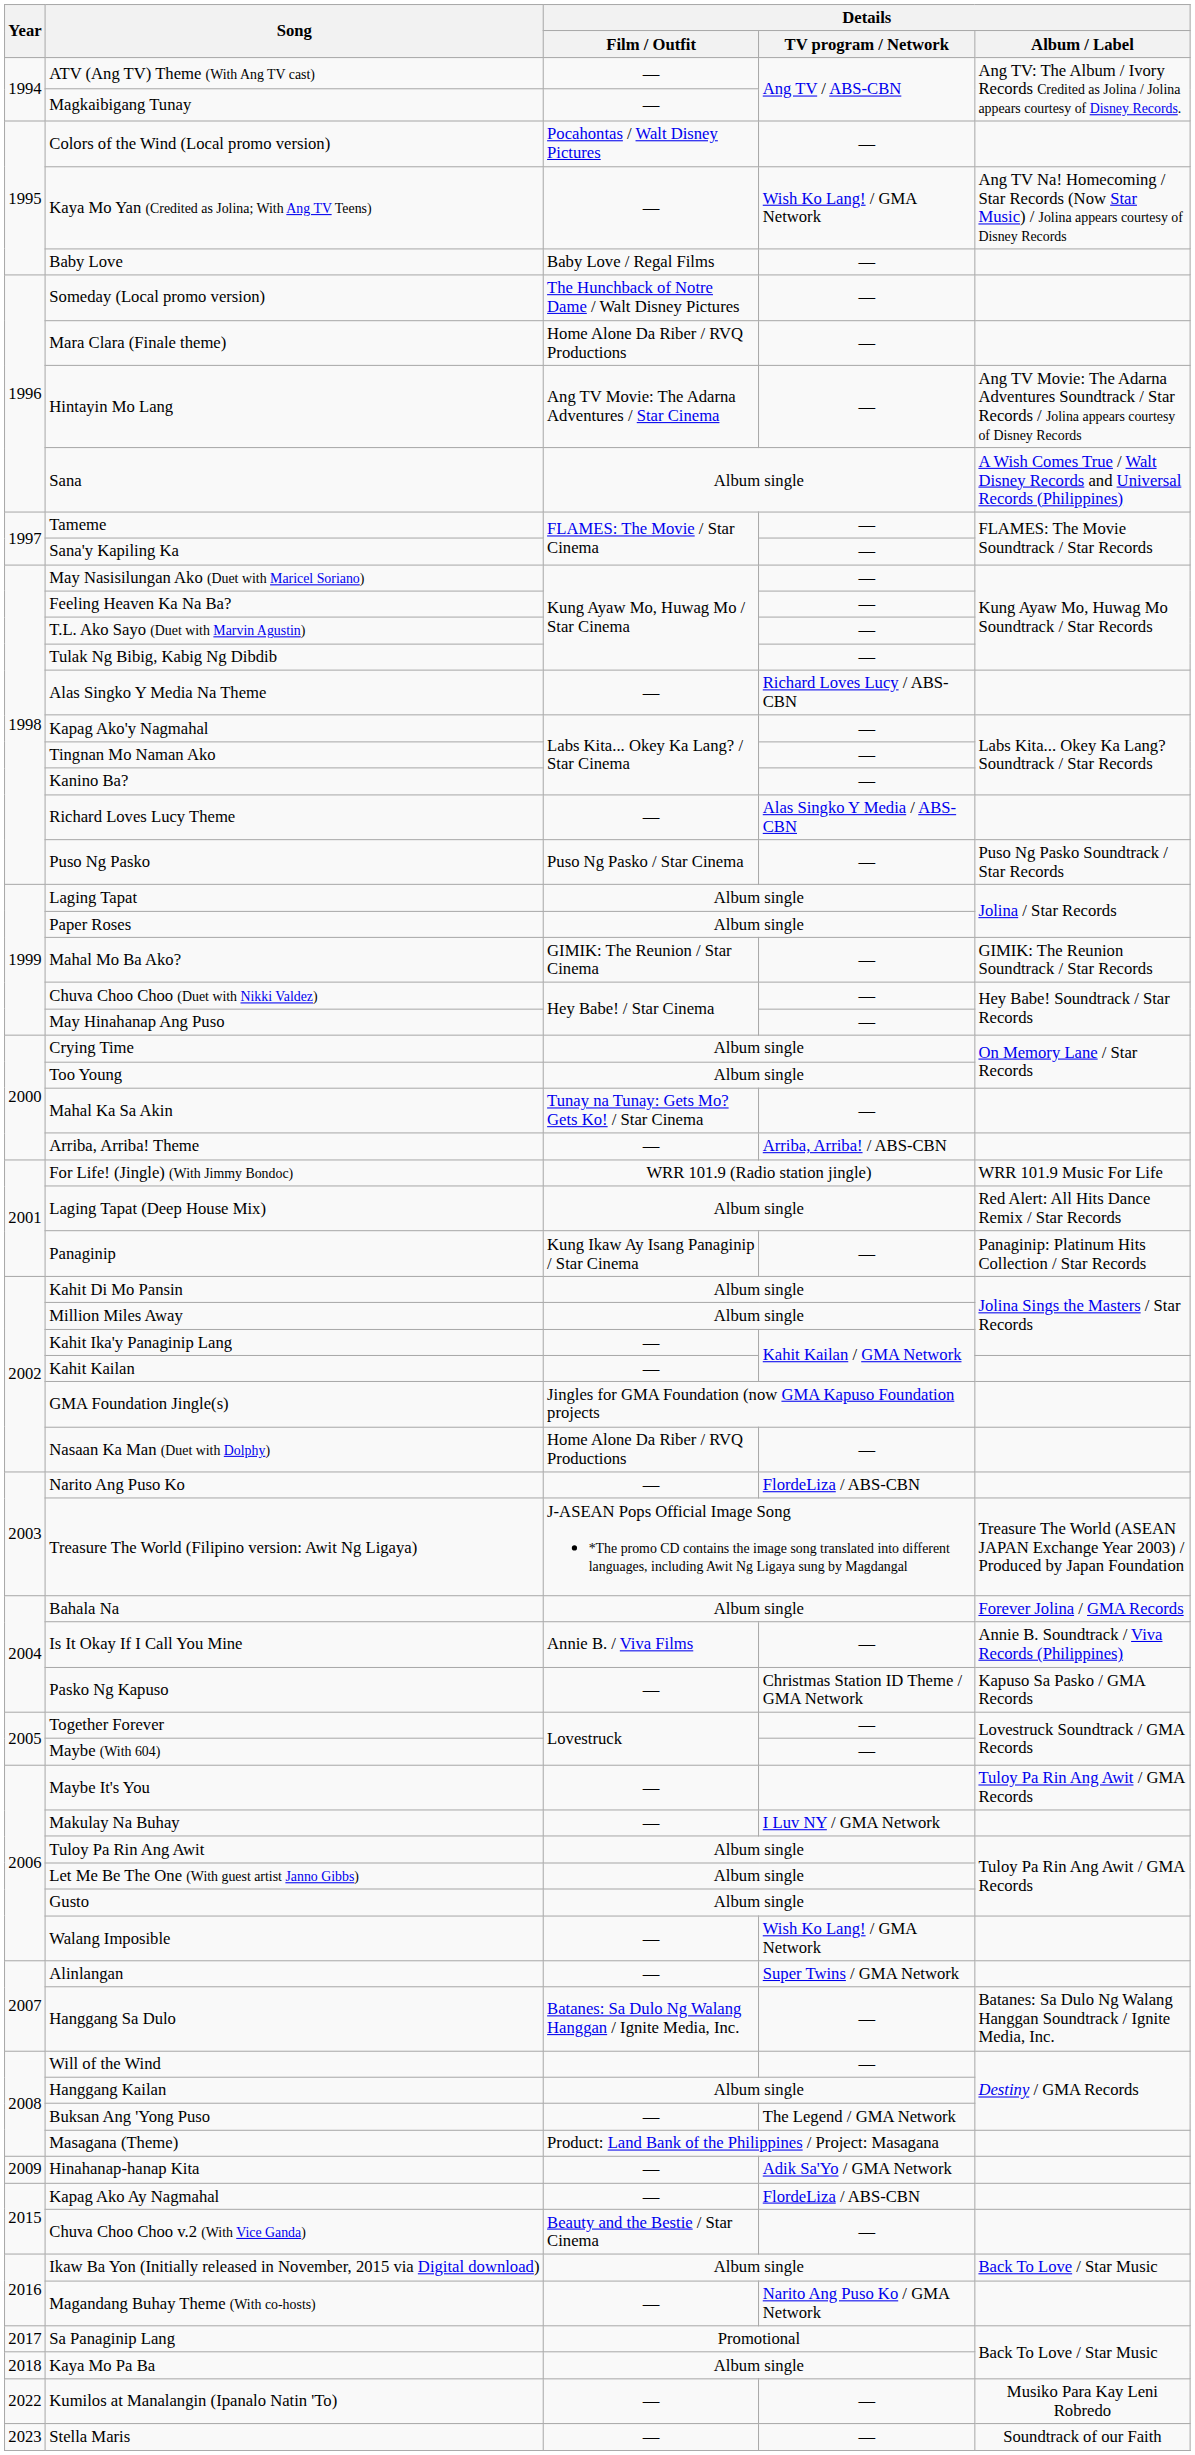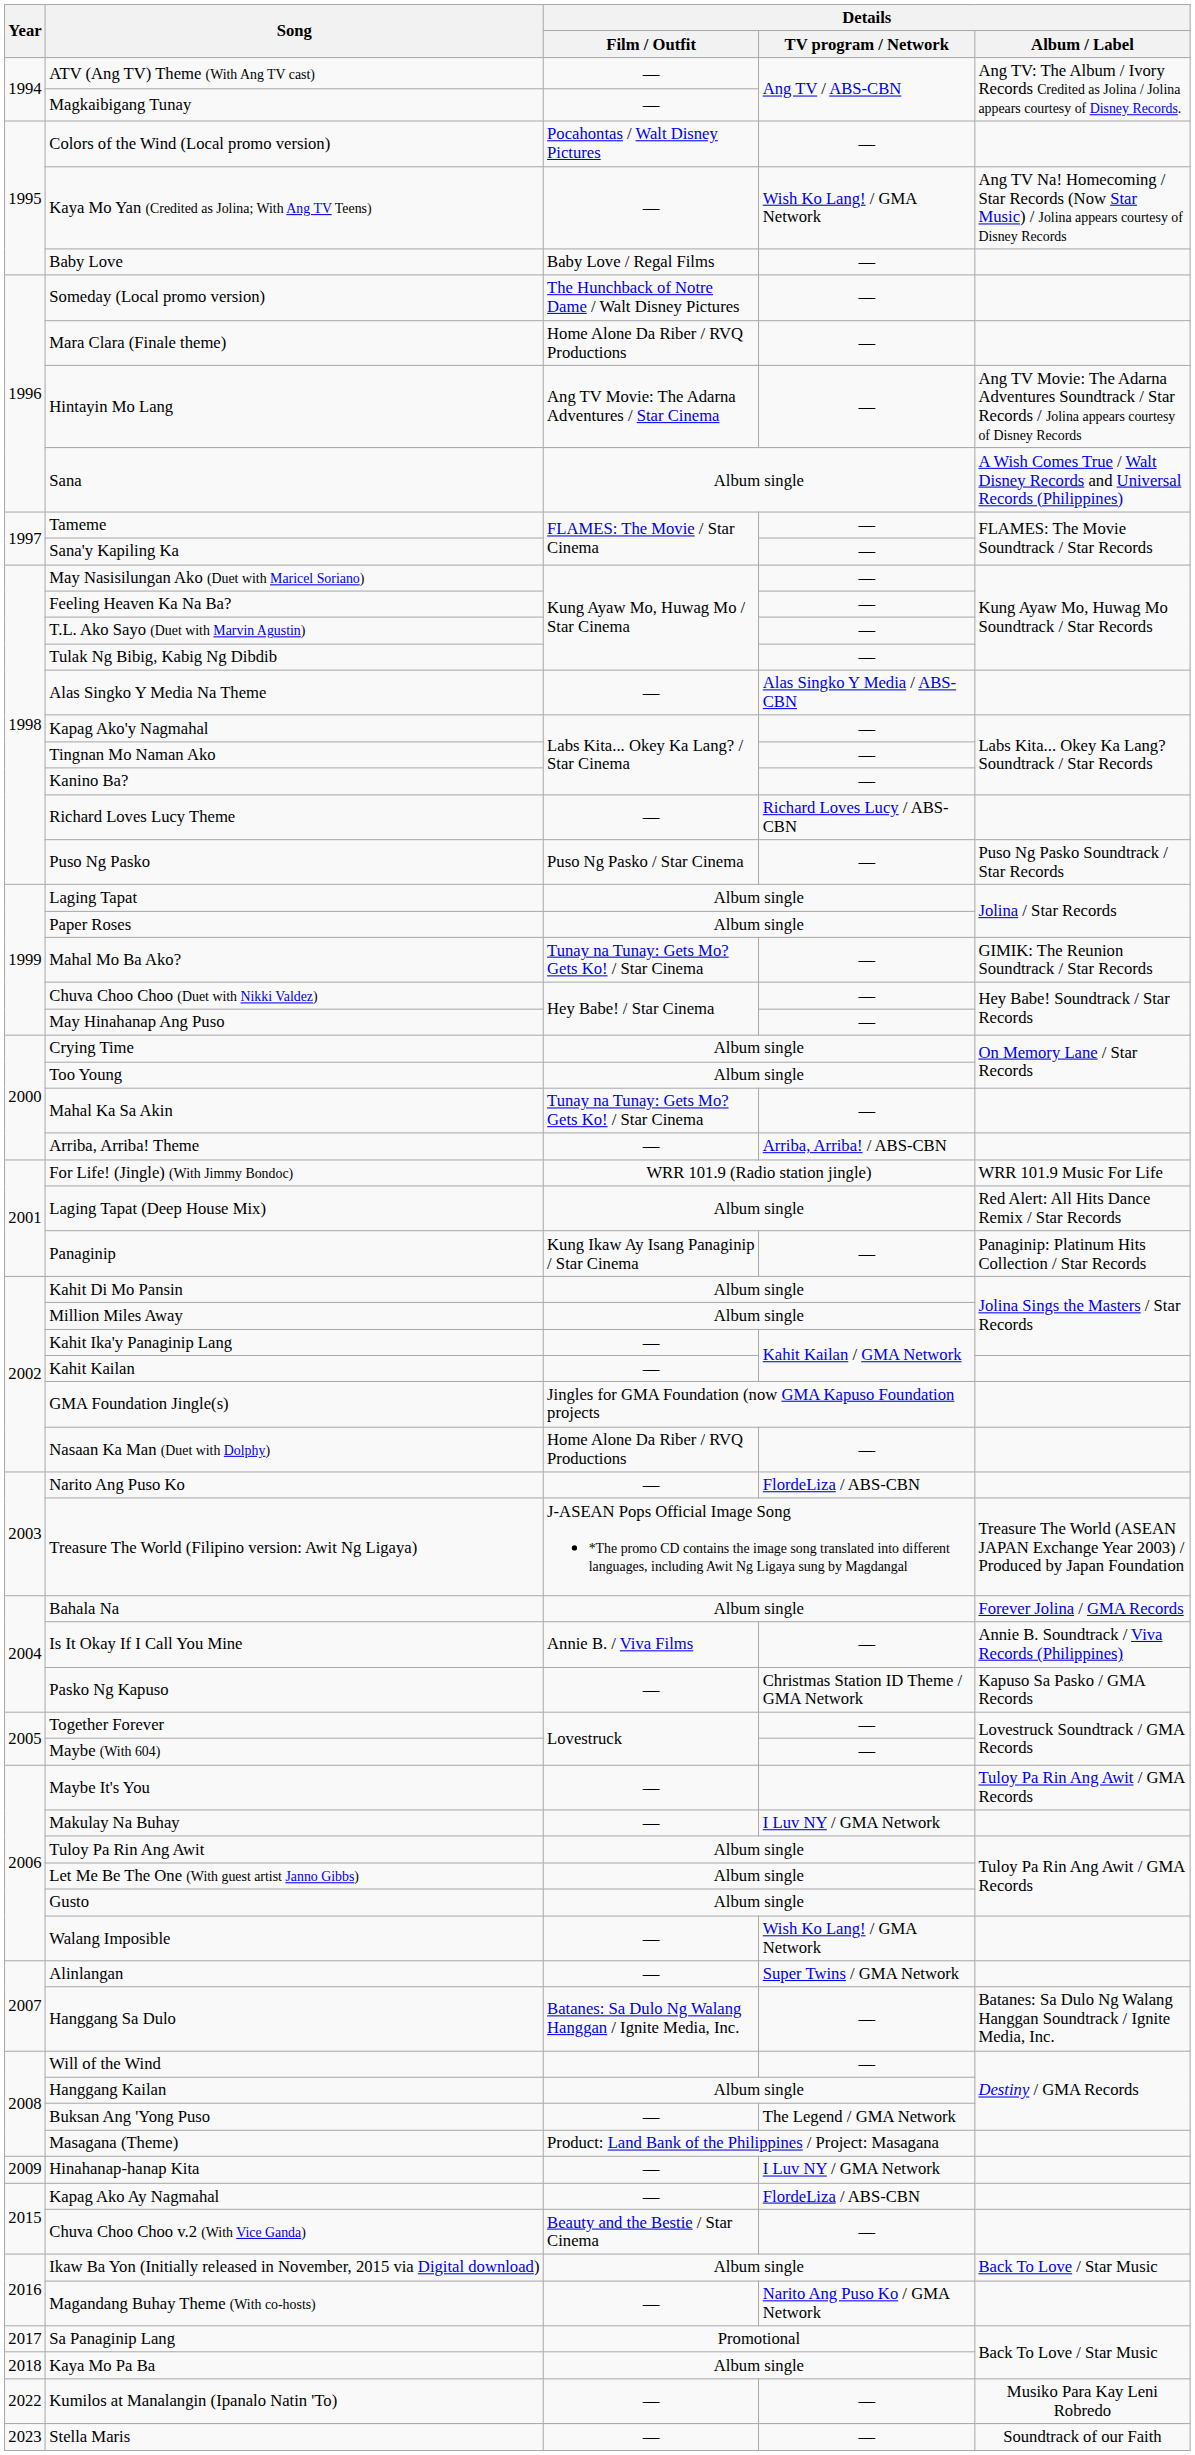(856, 692) Richard Loves Lucy / ABS-CBN -> (859, 692) Alas Singko Y Media / ABS-CBN
(859, 816) Alas Singko Y Media / ABS-CBN -> (856, 816) Richard Loves Lucy / ABS-CBN
(639, 959) GIMIK: The Reunion / Star Cinema -> (638, 959) Tunay na Tunay: Gets Mo? Gets Ko! / Star Cinema
(857, 2169) Adik Sa'Yo / GMA Network -> (851, 2169) I Luv NY / GMA Network
